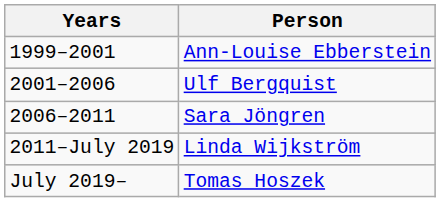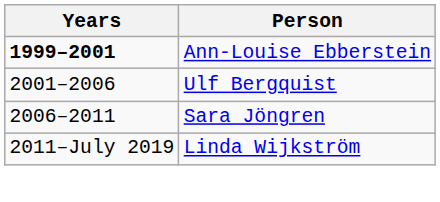(62, 53) normal -> (62, 53) bold
- row: (254, 181)
